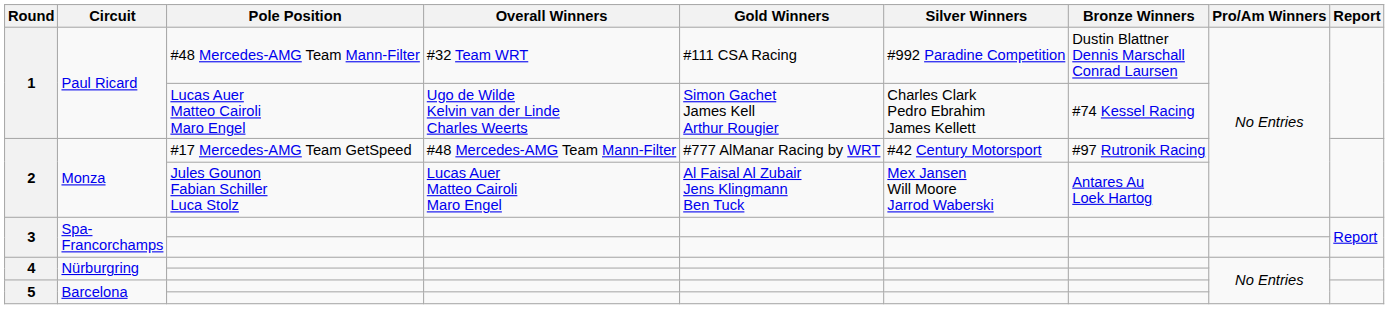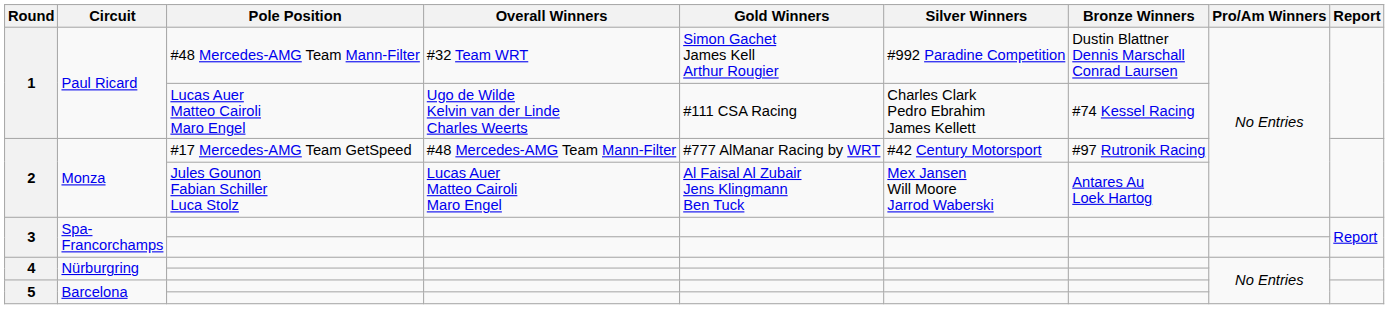(740, 55) #111 CSA Racing -> (731, 55) Simon Gachet James Kell Arthur Rougier
(731, 111) Simon Gachet James Kell Arthur Rougier -> (740, 111) #111 CSA Racing
